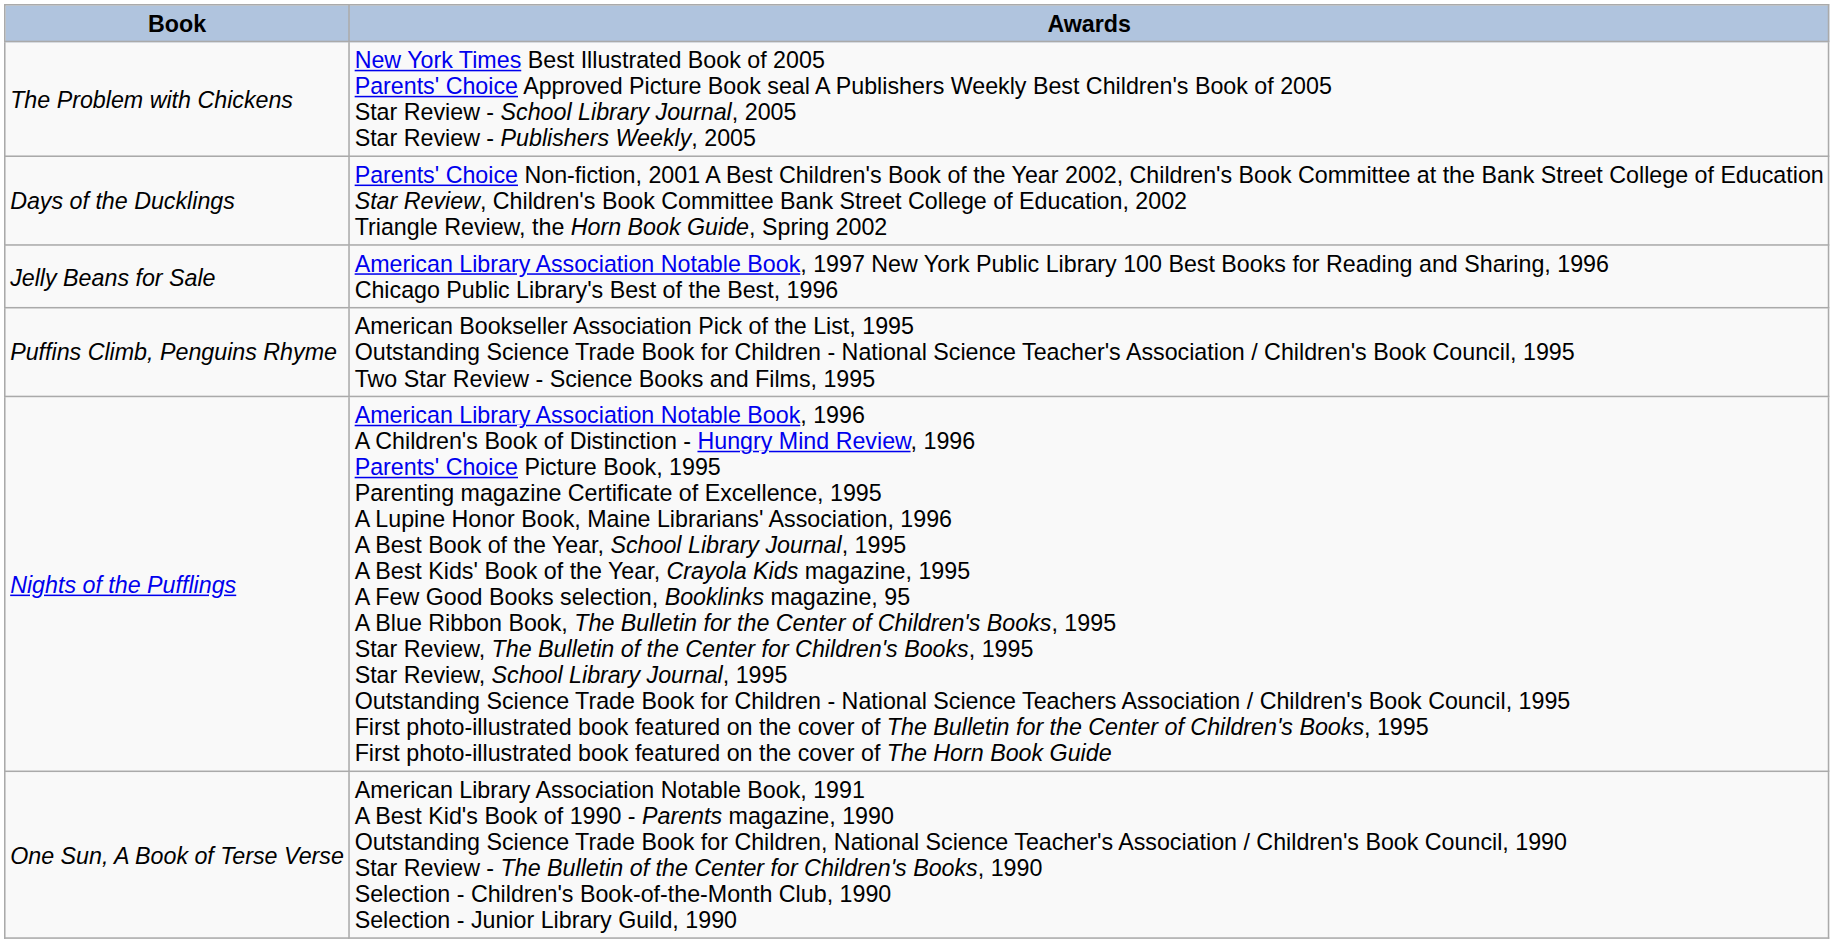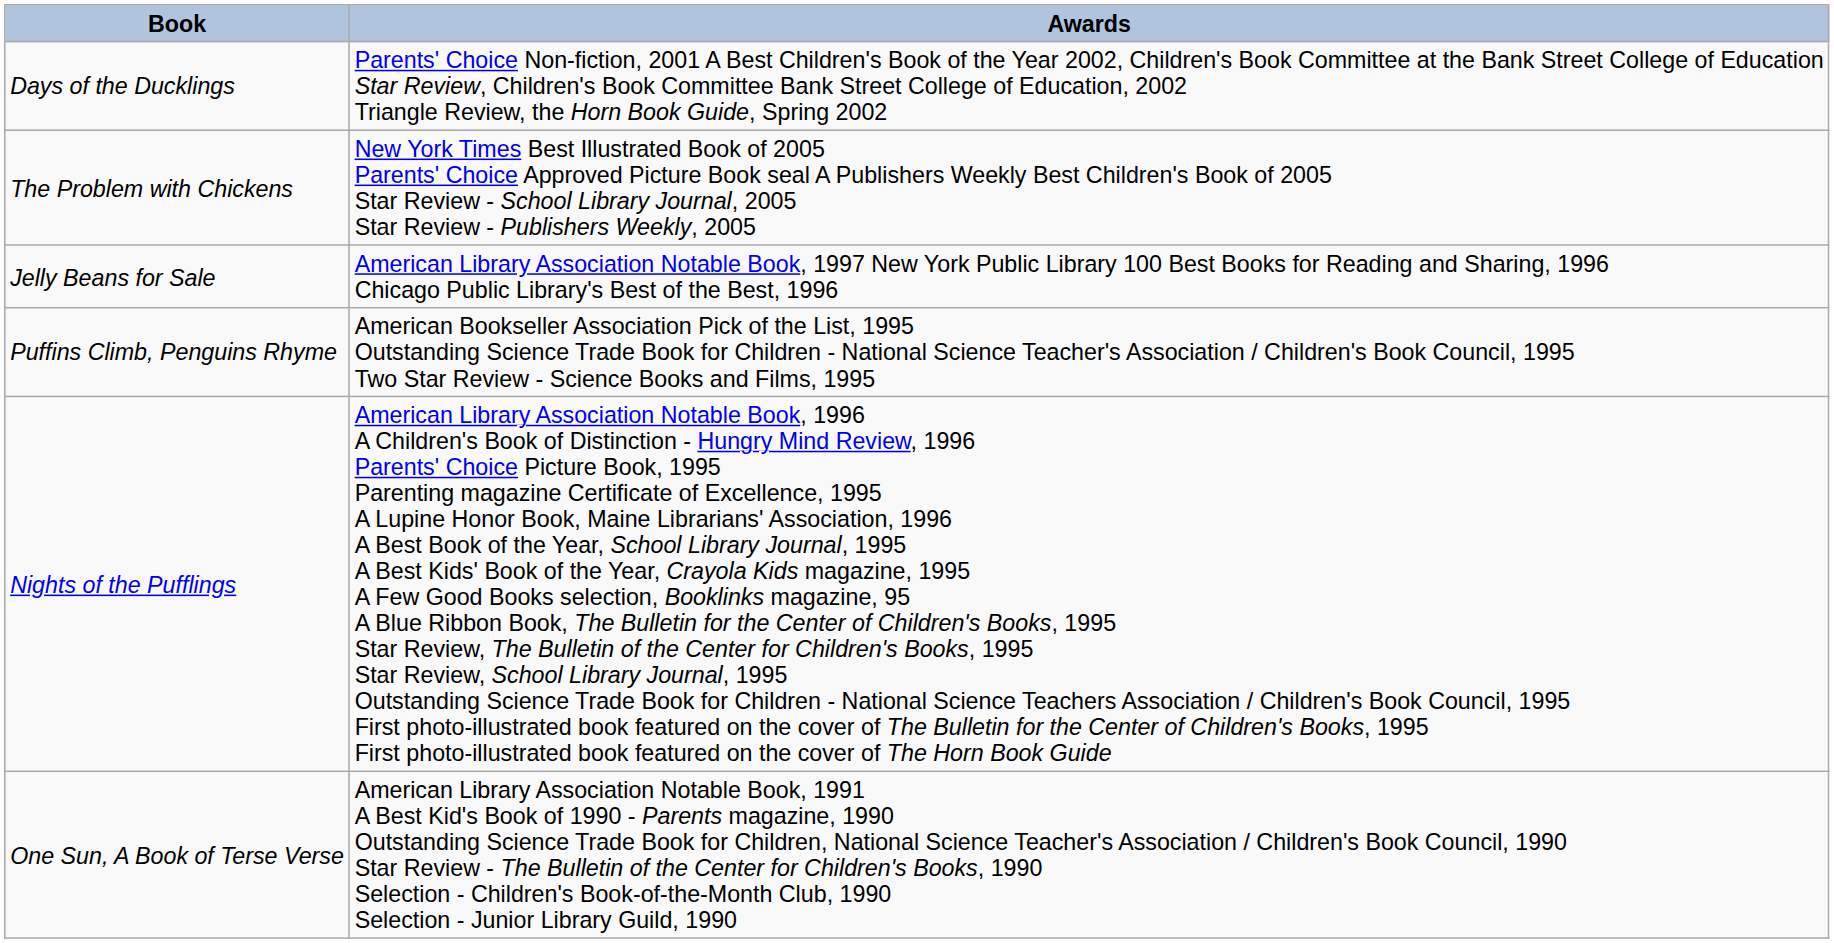rows swapped: (152, 99) <-> (123, 201)
